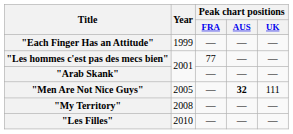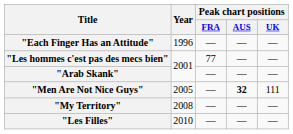(183, 42) 1999 -> (183, 42) 1996
